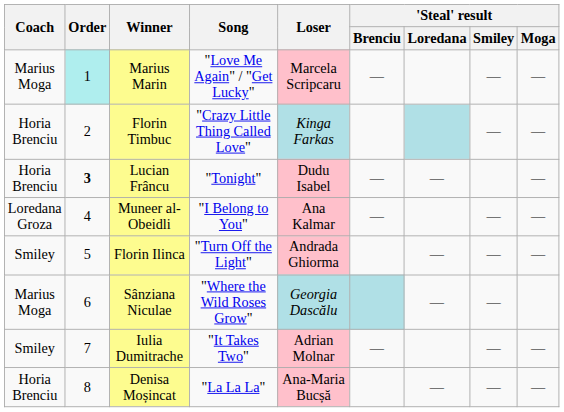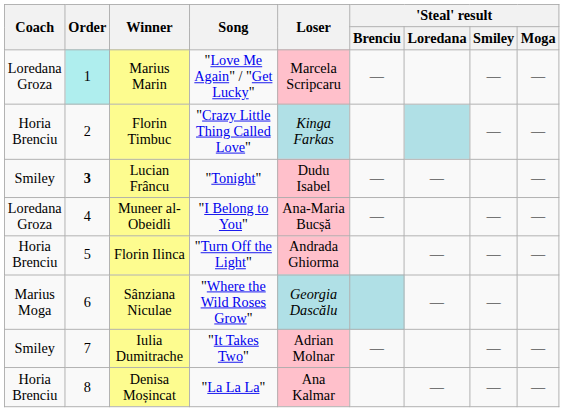(35, 76) Marius Moga -> (35, 76) Loredana Groza
(35, 178) Horia Brenciu -> (35, 178) Smiley
(314, 216) Ana Kalmar -> (314, 216) Ana-Maria Bucșă
(35, 255) Smiley -> (35, 255) Horia Brenciu
(314, 387) Ana-Maria Bucșă -> (314, 387) Ana Kalmar
